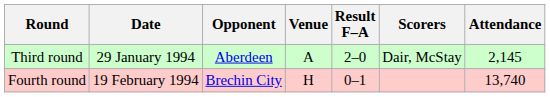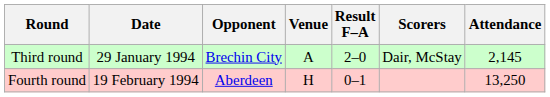(244, 56) Aberdeen -> (244, 56) Brechin City
(244, 80) Brechin City -> (244, 80) Aberdeen
(505, 80) 13,740 -> (505, 80) 13,250
